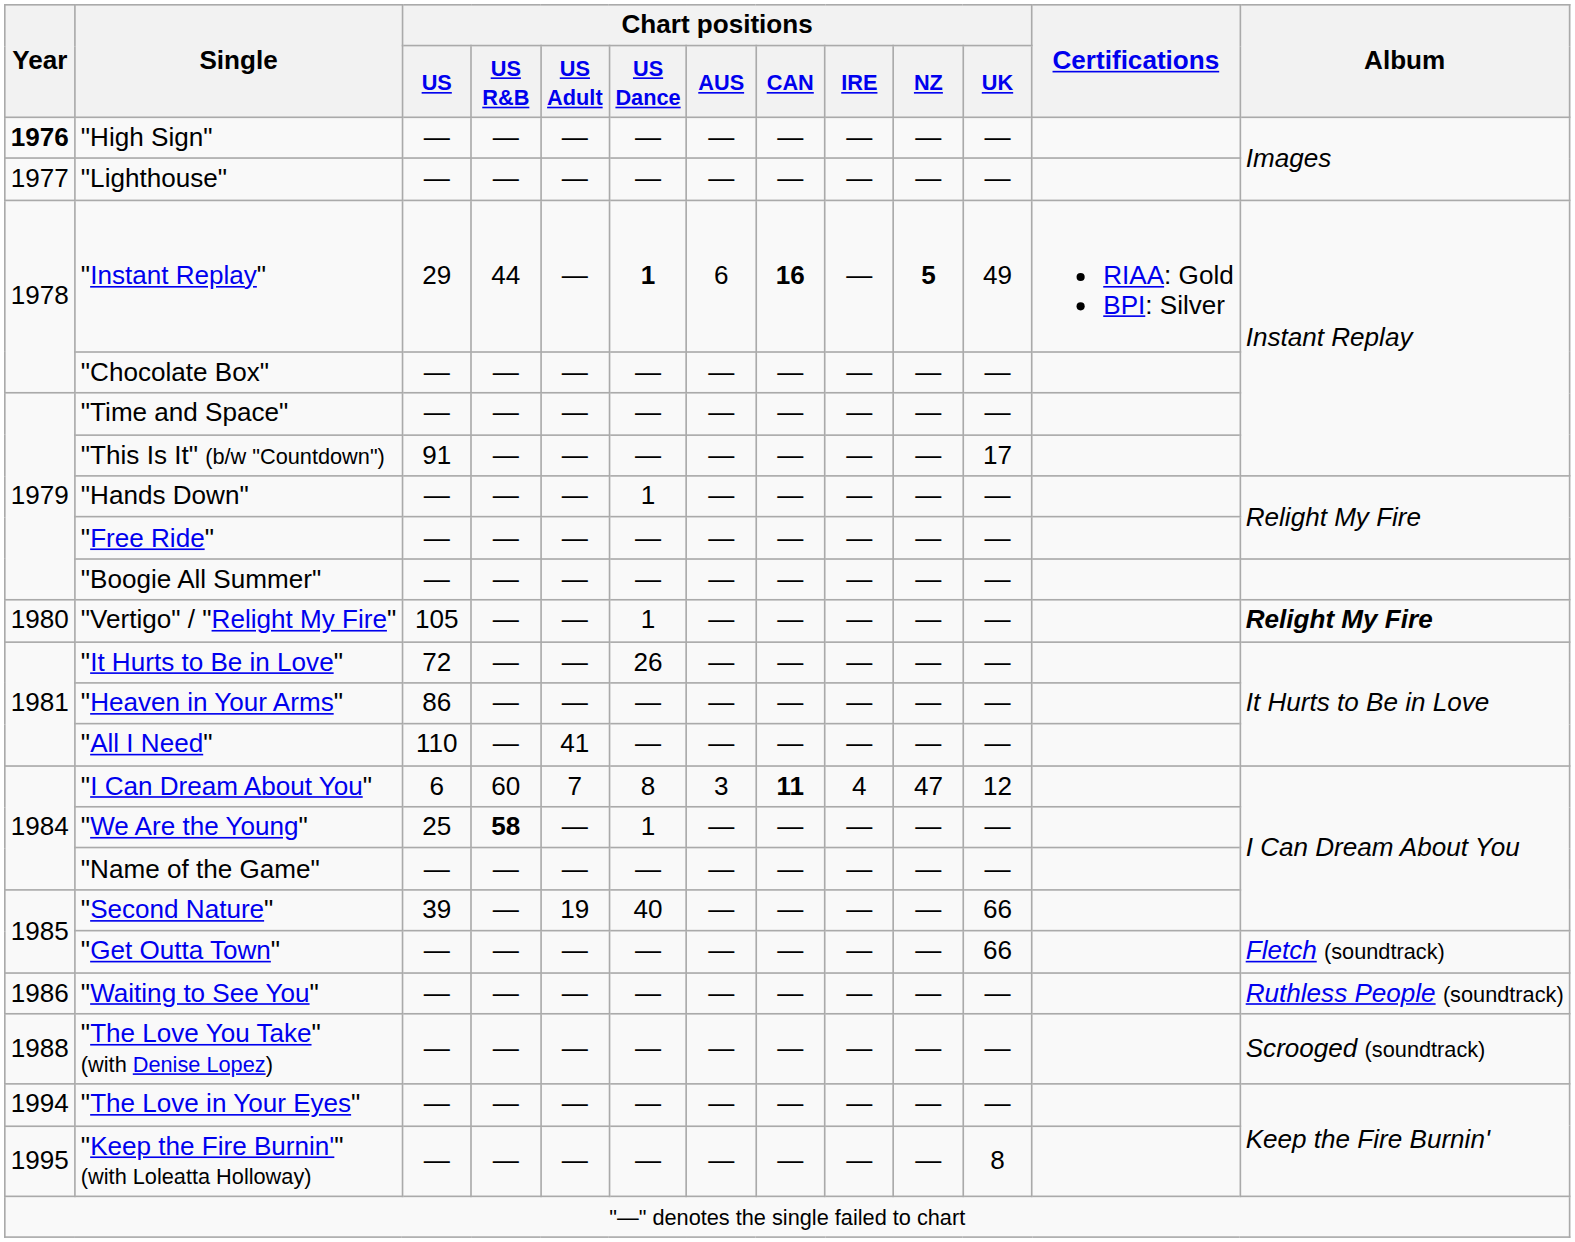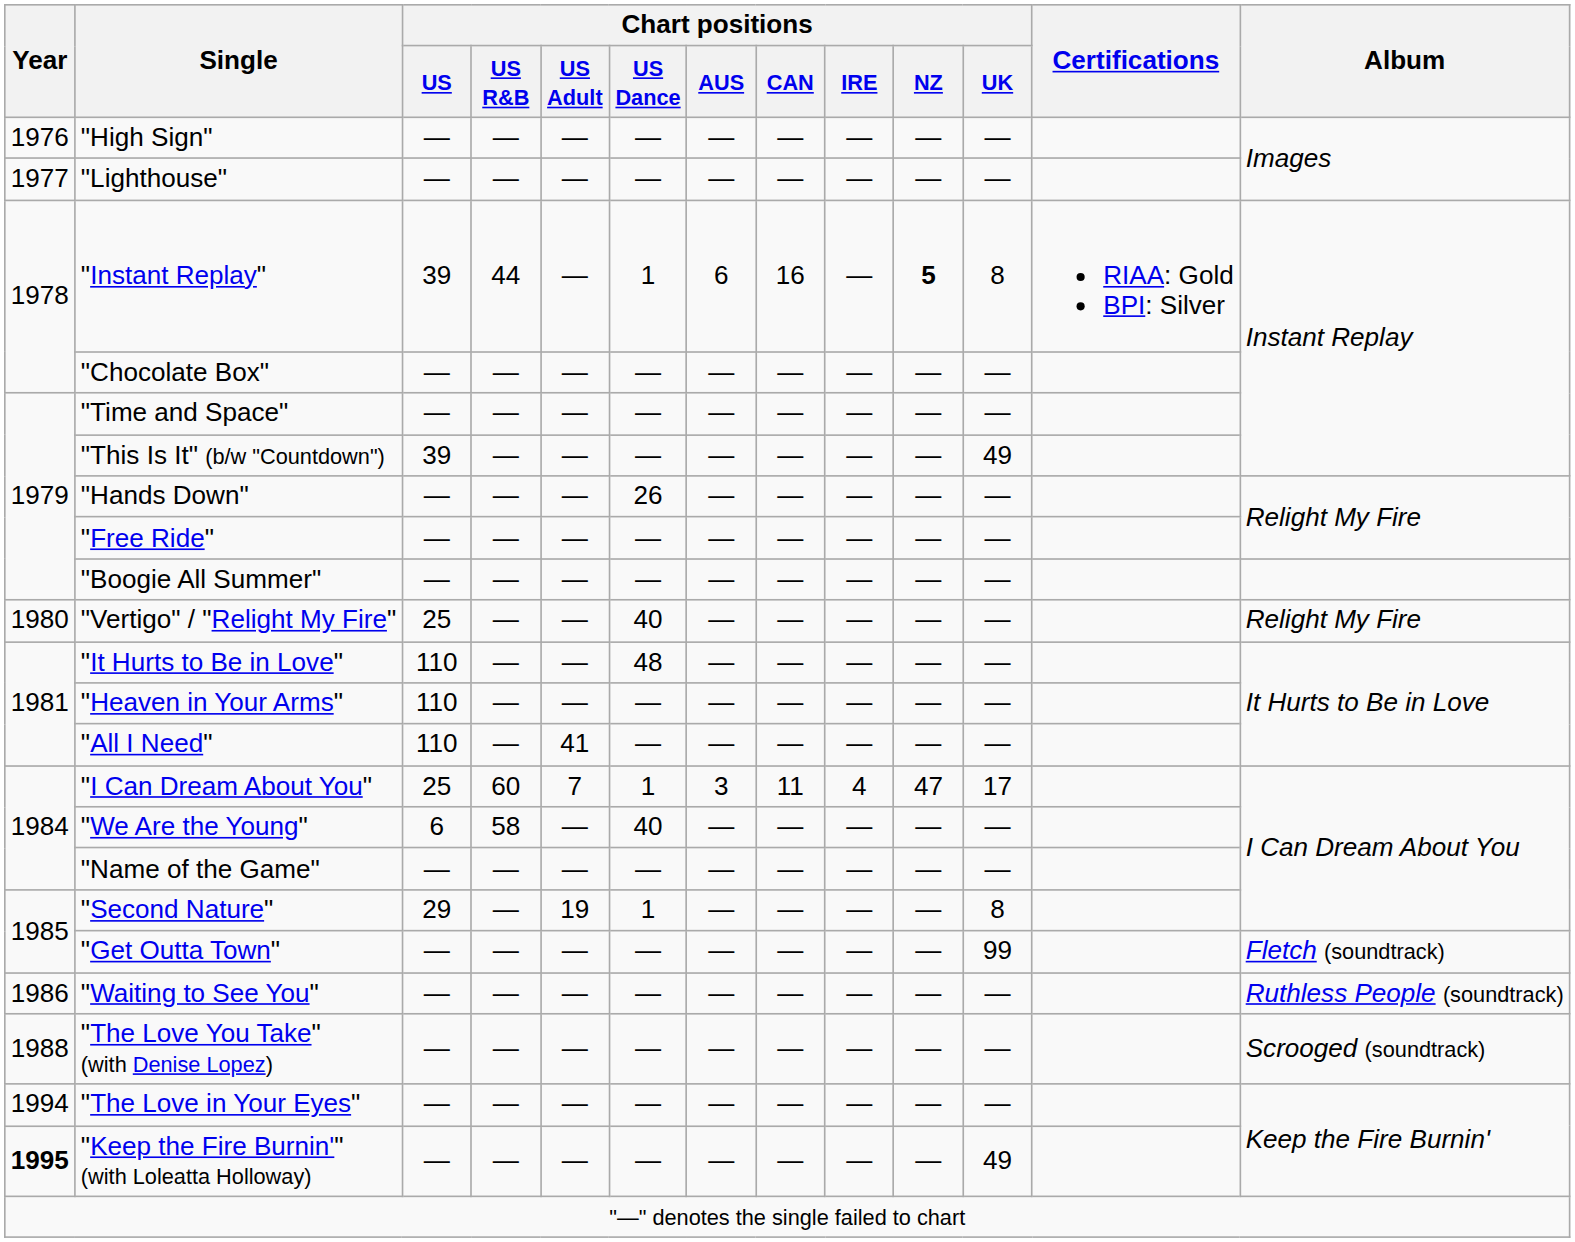(40, 137) bold -> (40, 137) normal
(437, 275) 29 -> (437, 275) 39
(648, 275) bold -> (648, 275) normal
(790, 275) bold -> (790, 275) normal
(997, 275) 49 -> (997, 275) 8
(437, 454) 91 -> (437, 454) 39
(997, 454) 17 -> (997, 454) 49
(648, 496) 1 -> (648, 496) 26
(437, 620) 105 -> (437, 620) 25
(648, 620) 1 -> (648, 620) 40
(1339, 620) bold -> (1333, 620) normal
(437, 661) 72 -> (437, 661) 110
(648, 661) 26 -> (648, 661) 48
(437, 703) 86 -> (437, 703) 110
(437, 785) 6 -> (437, 785) 25
(648, 785) 8 -> (648, 785) 1
(790, 785) bold -> (790, 785) normal
(997, 785) 12 -> (997, 785) 17
(437, 827) 25 -> (437, 827) 6
(506, 827) bold -> (506, 827) normal
(648, 827) 1 -> (648, 827) 40
(437, 909) 39 -> (437, 909) 29
(648, 909) 40 -> (648, 909) 1
(997, 909) 66 -> (997, 909) 8
(997, 951) 66 -> (997, 951) 99
(40, 1160) normal -> (40, 1160) bold
(997, 1160) 8 -> (997, 1160) 49
